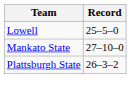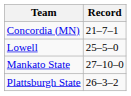+ row: (43, 30)
